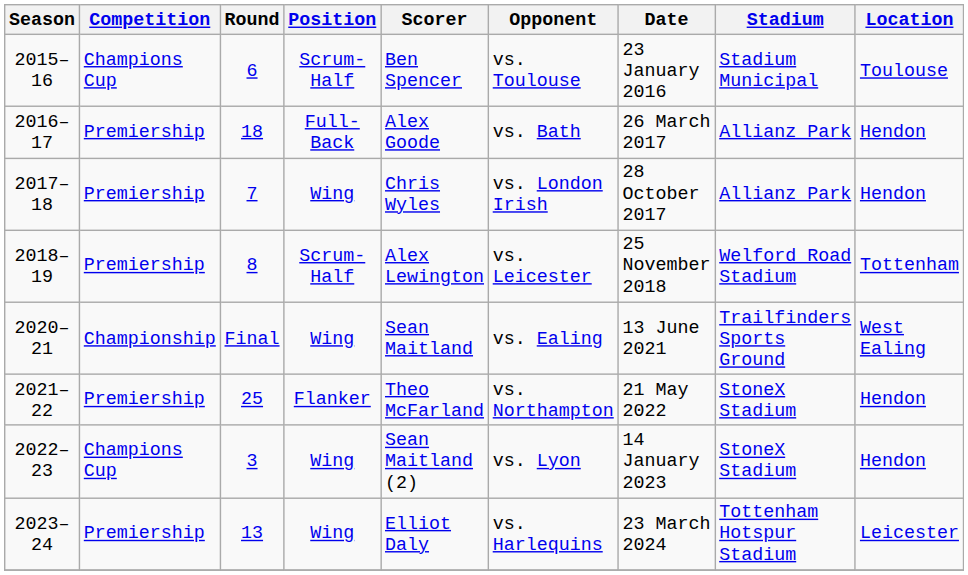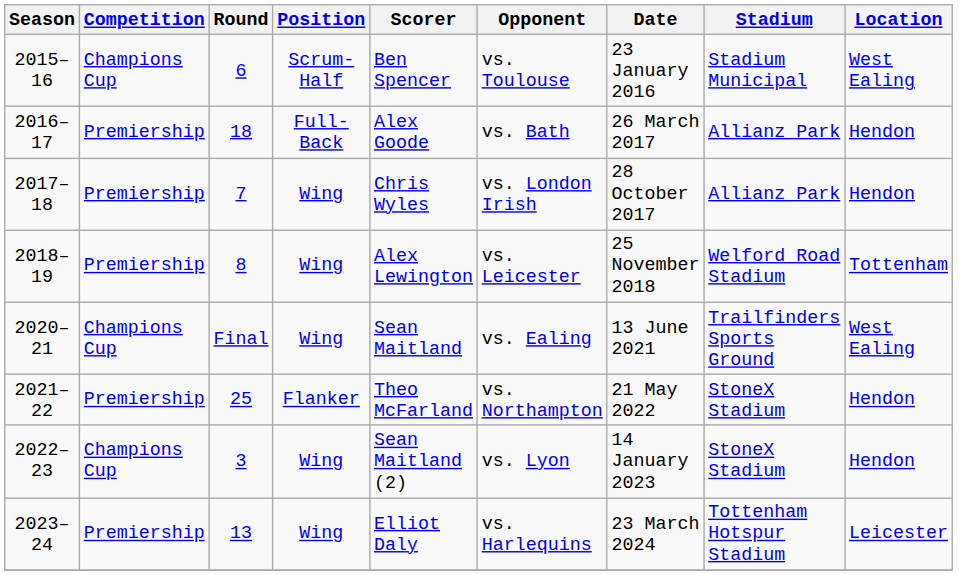(904, 71) Toulouse -> (882, 71) West Ealing
(332, 266) Scrum-Half -> (321, 266) Wing
(150, 338) Championship -> (133, 338) Champions Cup
